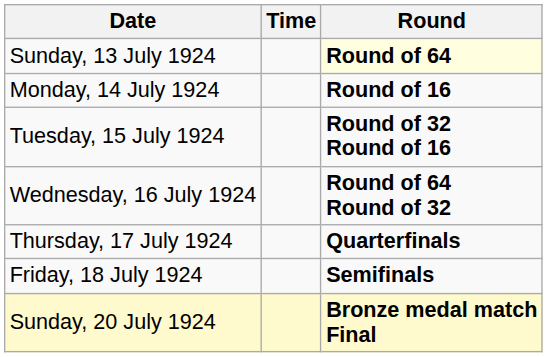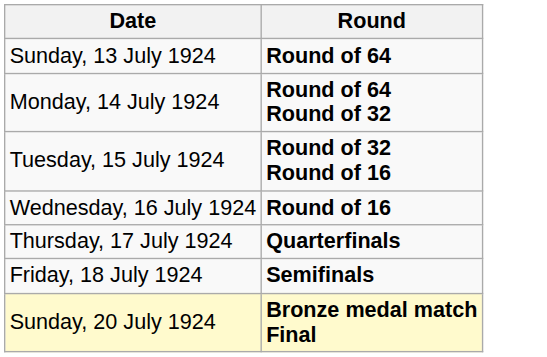- column: (291, 21)
(389, 55) lightyellow background -> (329, 55) no background
(389, 90) Round of 16 -> (329, 102) Round of 64 Round of 32
(389, 195) Round of 64 Round of 32 -> (329, 207) Round of 16
